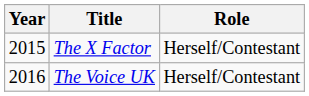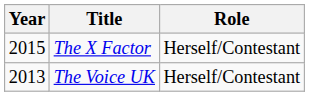(27, 76) 2016 -> (27, 76) 2013
